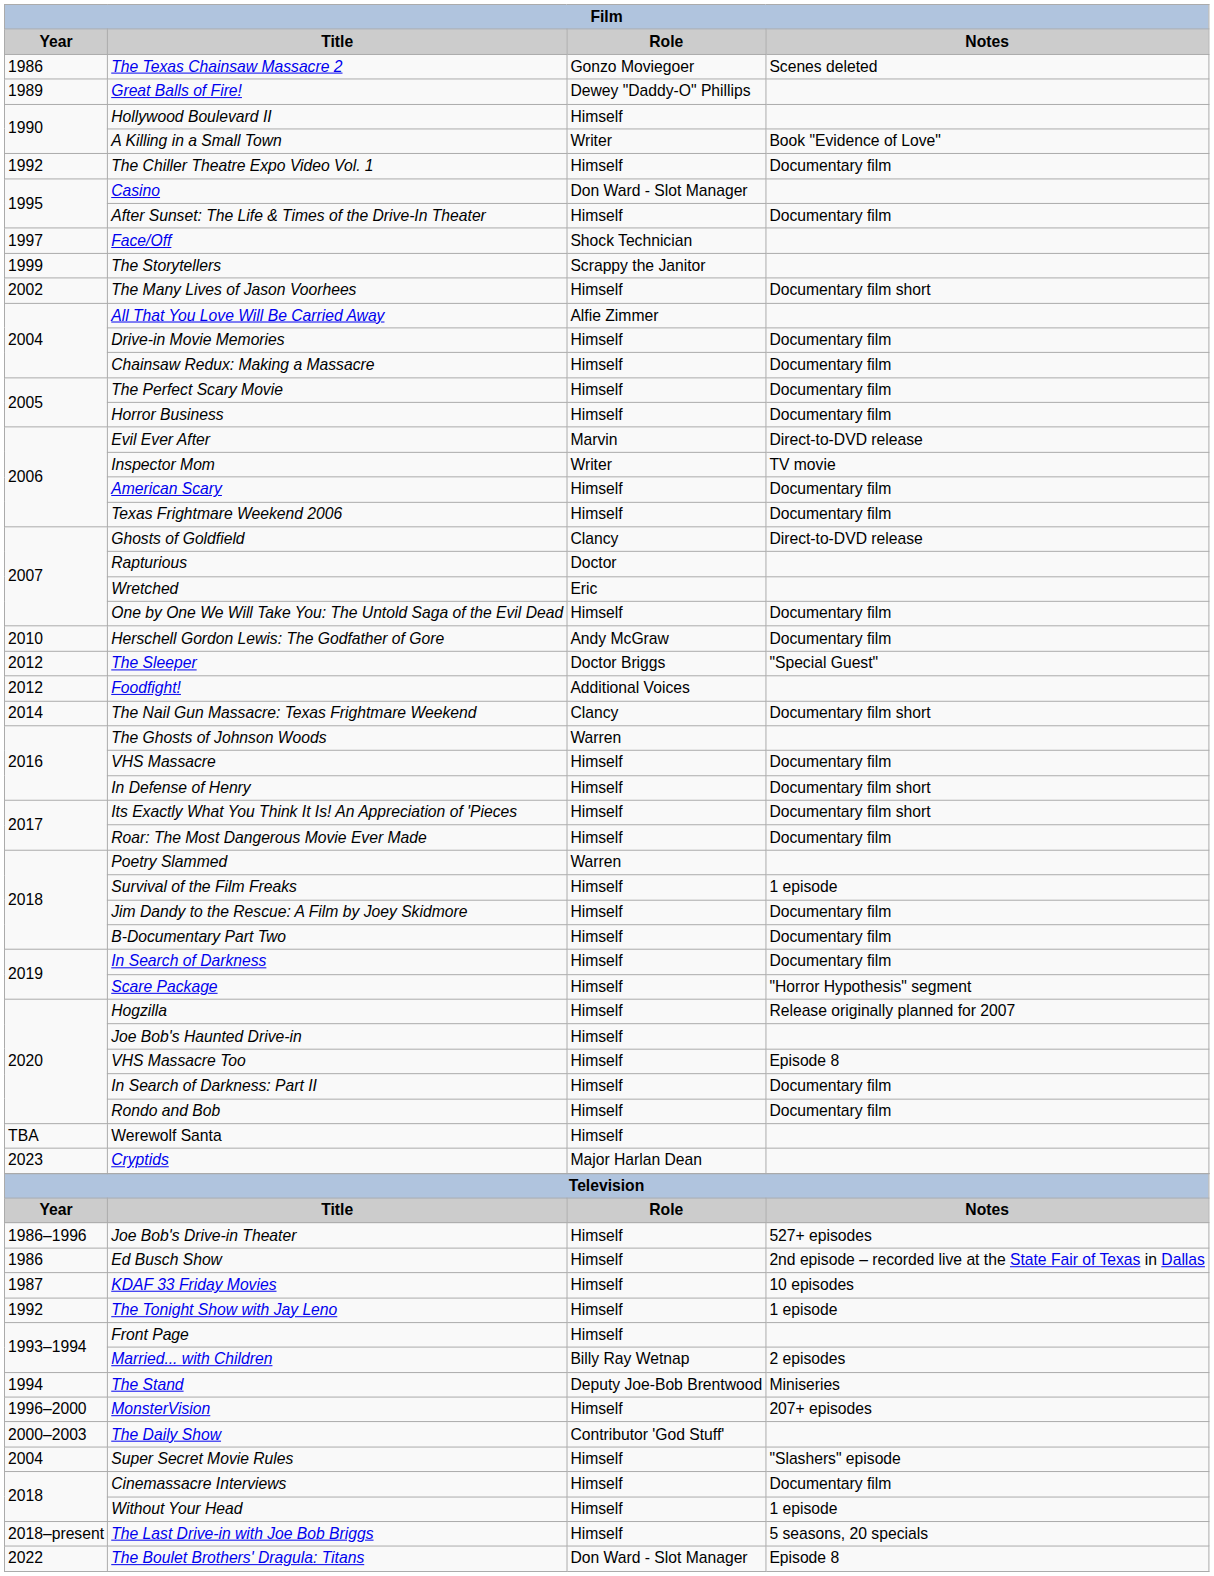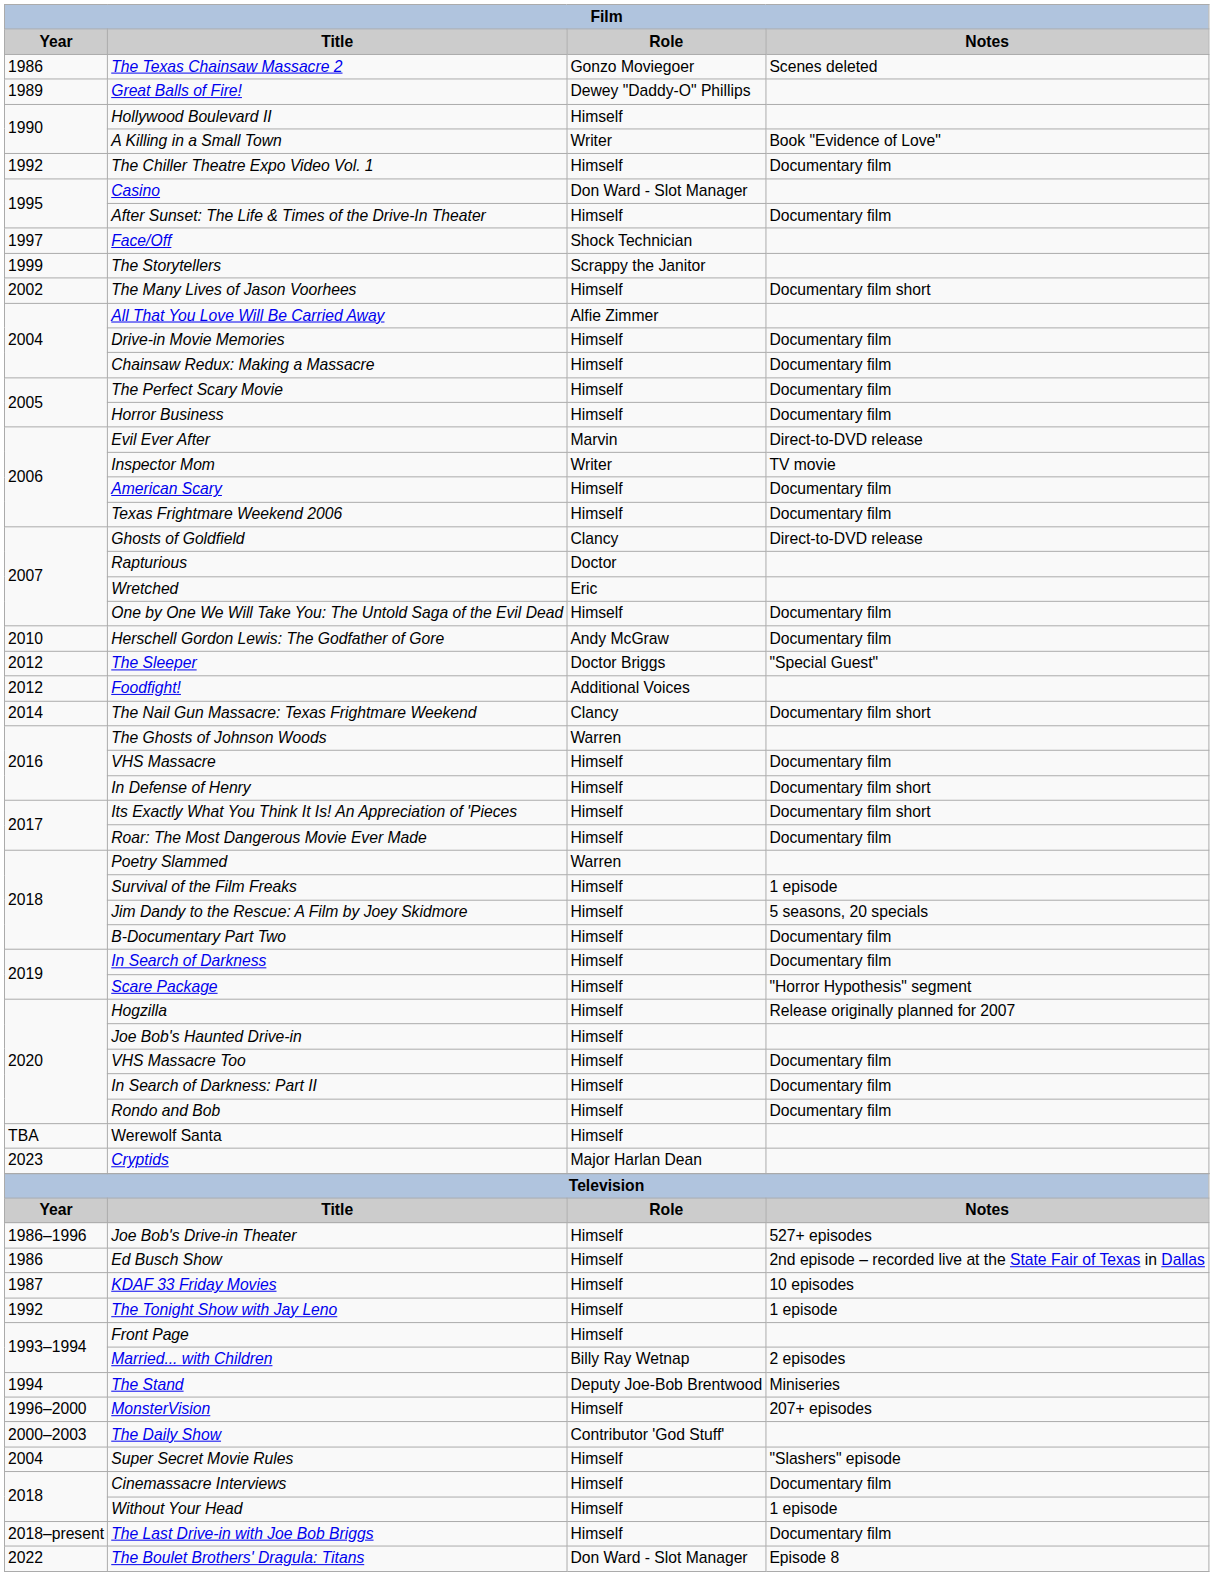(830, 912) Documentary film -> (849, 912) 5 seasons, 20 specials
(804, 1061) Episode 8 -> (830, 1061) Documentary film
(849, 1533) 5 seasons, 20 specials -> (830, 1533) Documentary film
